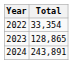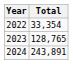(49, 39) 128,865 -> (49, 39) 128,765
